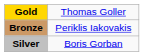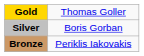rows swapped: (26, 43) <-> (26, 28)
